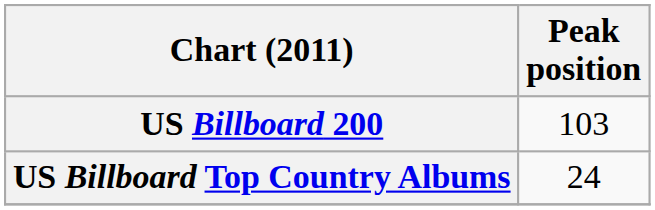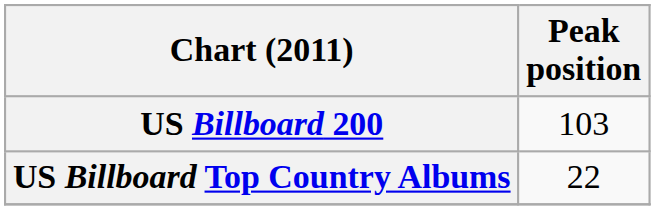(584, 177) 24 -> (584, 177) 22
